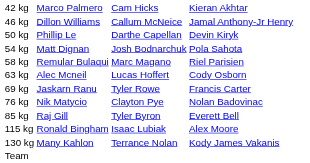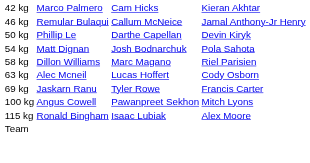(68, 21) Dillon Williams -> (73, 21) Remular Bulaqui
(73, 62) Remular Bulaqui -> (68, 62) Dillon Williams
- row: (17, 102)
- row: (17, 115)
+ row: (19, 102)
- row: (19, 142)
